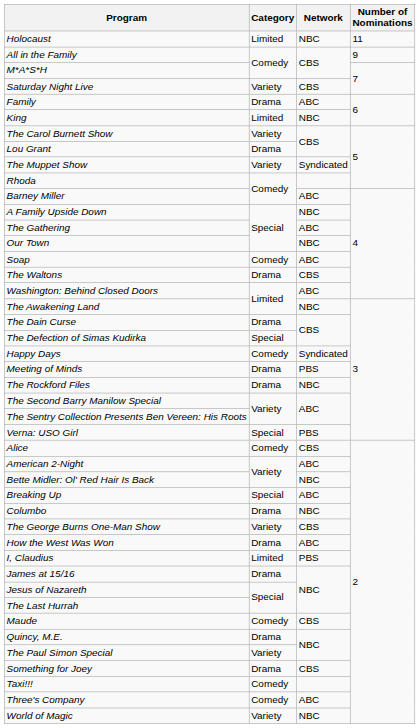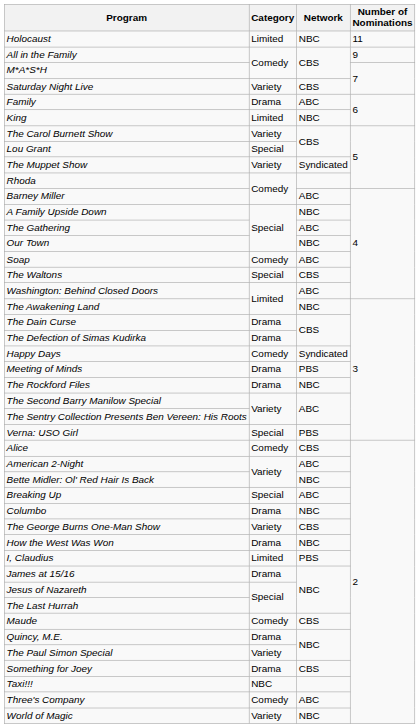(266, 149) Drama -> (267, 149) Special
(266, 275) Drama -> (267, 275) Special
(267, 338) Special -> (266, 338) Drama
(309, 542) ABC -> (309, 542) NBC
(270, 684) Comedy -> (262, 684) NBC
